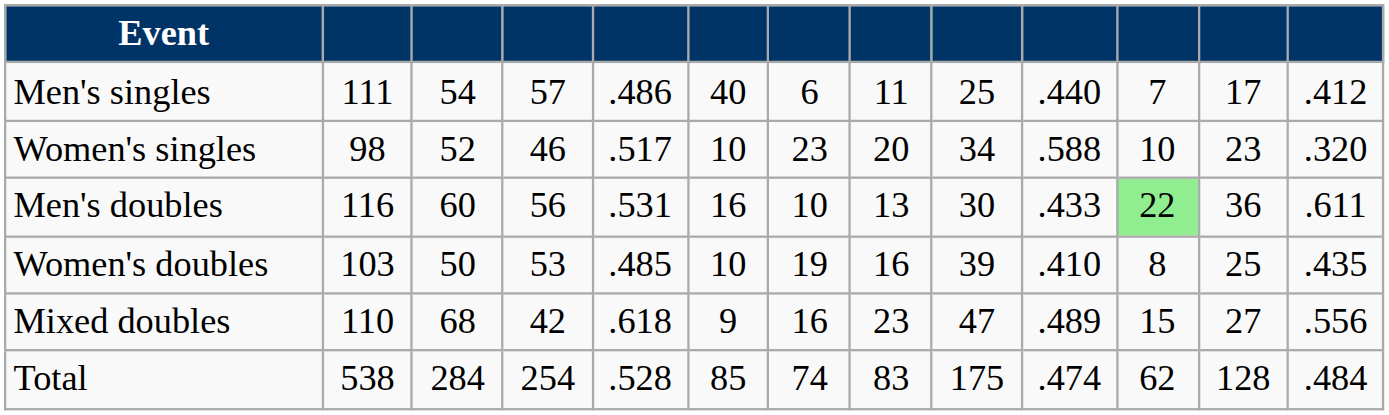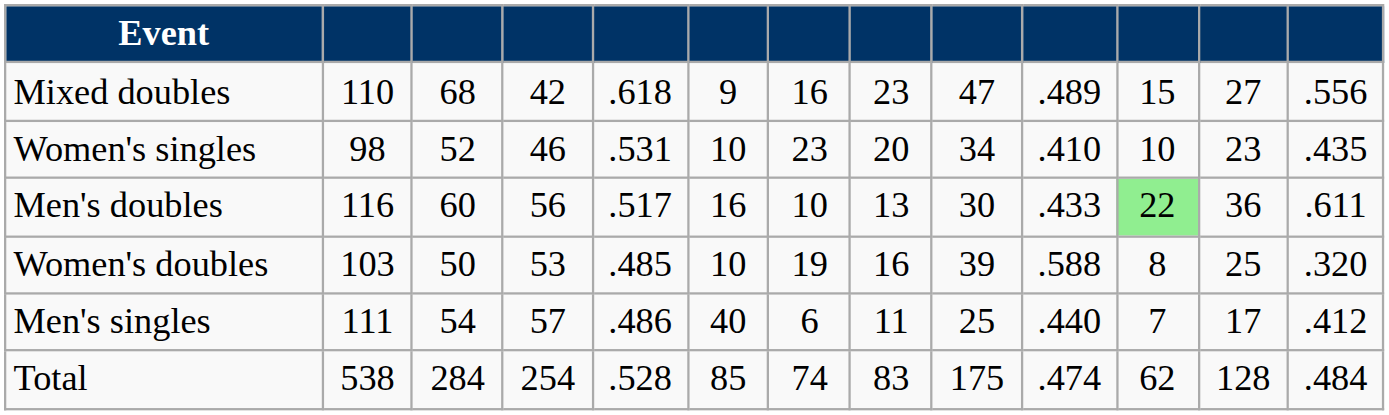rows swapped: (112, 90) <-> (122, 321)
(640, 148) .517 -> (640, 148) .531
(1069, 148) .588 -> (1069, 148) .410
(1336, 148) .320 -> (1336, 148) .435
(640, 206) .531 -> (640, 206) .517
(1069, 263) .410 -> (1069, 263) .588
(1336, 263) .435 -> (1336, 263) .320
